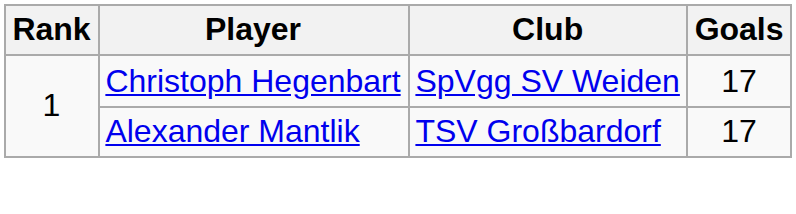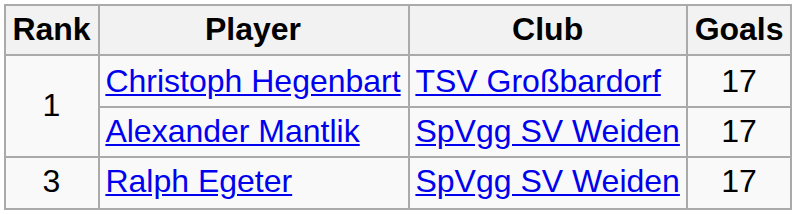(548, 80) SpVgg SV Weiden -> (538, 80) TSV Großbardorf
(538, 131) TSV Großbardorf -> (548, 131) SpVgg SV Weiden
+ row: (199, 182)
